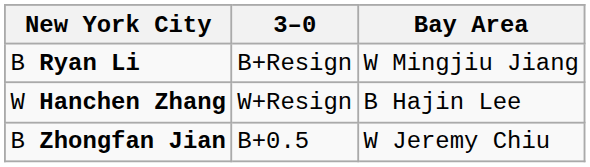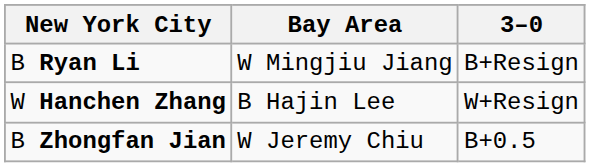columns swapped: (295, 24) <-> (471, 24)
